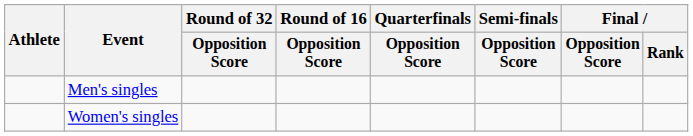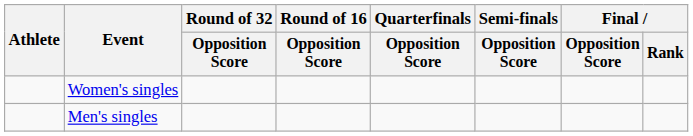rows swapped: (113, 90) <-> (123, 117)
